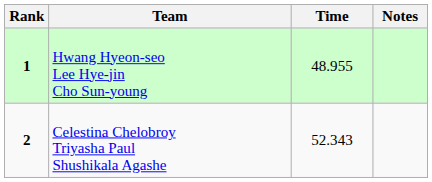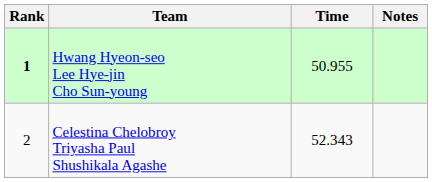(332, 65) 48.955 -> (332, 65) 50.955
(27, 140) bold -> (27, 140) normal
